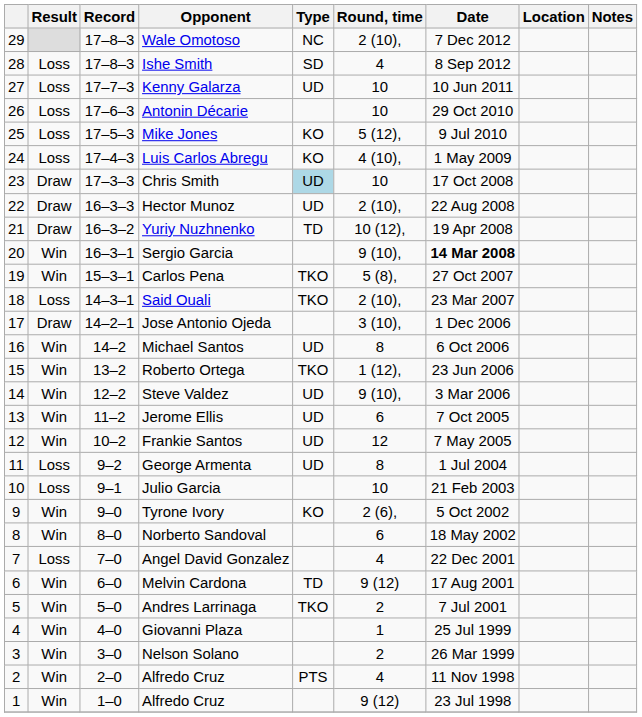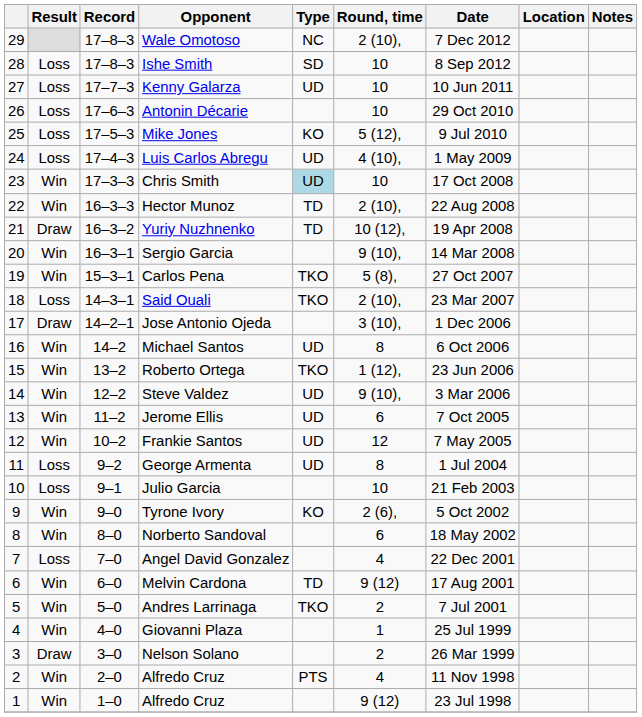(380, 64) 4 -> (380, 64) 10
(313, 158) KO -> (313, 158) UD
(54, 182) Draw -> (54, 182) Win
(54, 205) Draw -> (54, 205) Win
(313, 205) UD -> (313, 205) TD
(473, 252) bold -> (473, 252) normal
(54, 653) Win -> (54, 653) Draw
